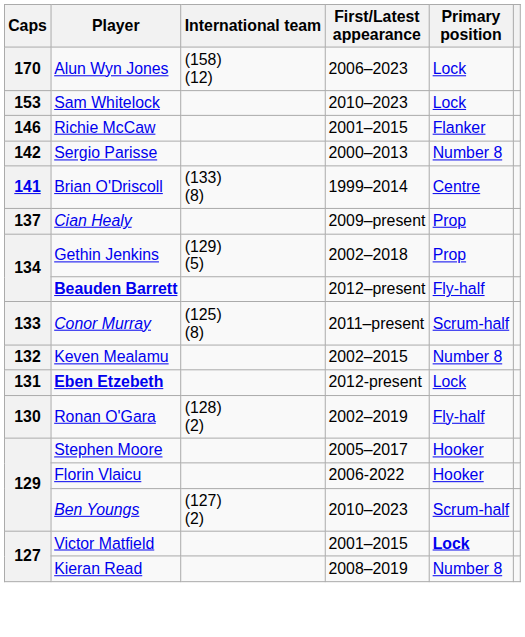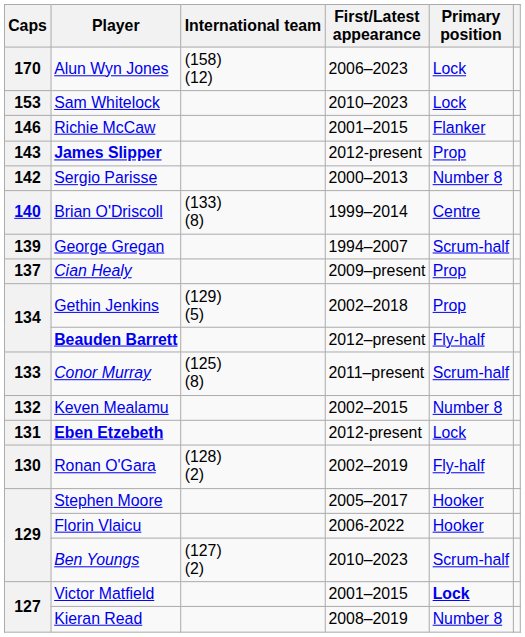+ row: (108, 153)
(28, 187) 141 -> (28, 212) 140
+ row: (109, 246)
